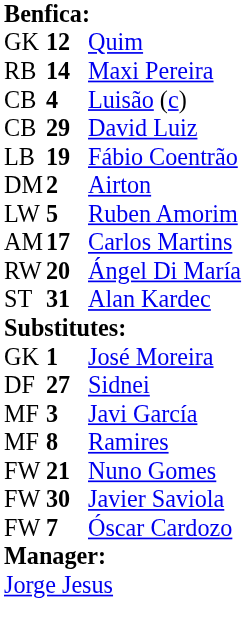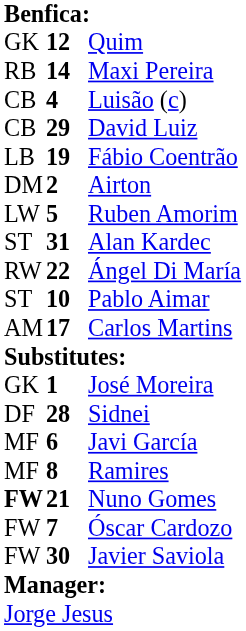rows swapped: (160, 242) <-> (149, 299)
(58, 270) 20 -> (58, 270) 22
+ row: (149, 299)
(58, 385) 27 -> (58, 413) 28
(52, 413) 3 -> (52, 442) 6
(22, 470) normal -> (23, 499) bold
rows swapped: (156, 499) <-> (160, 528)
